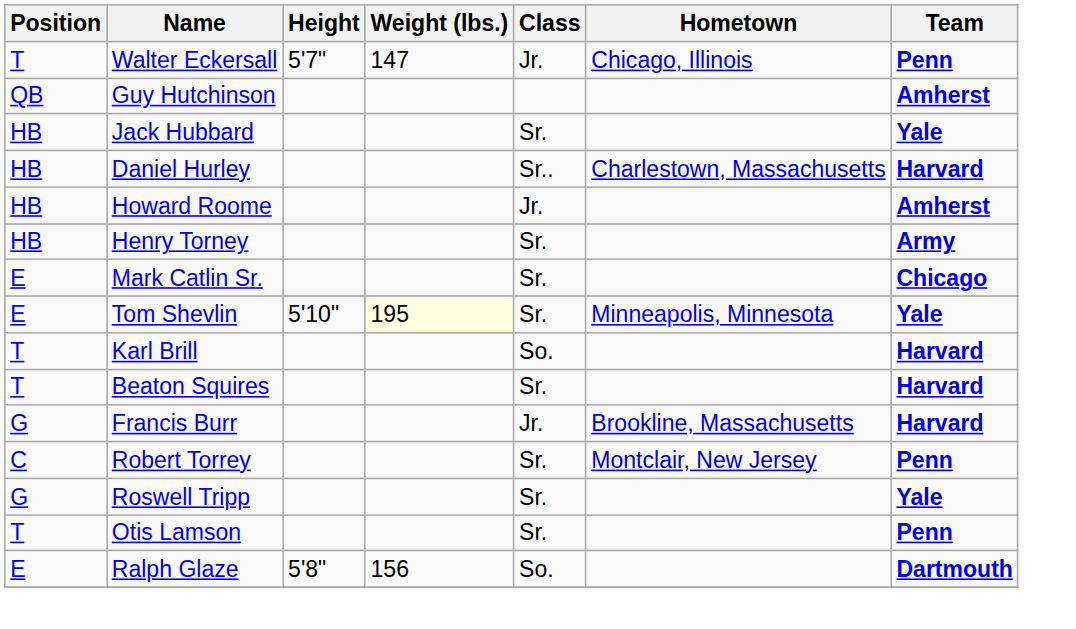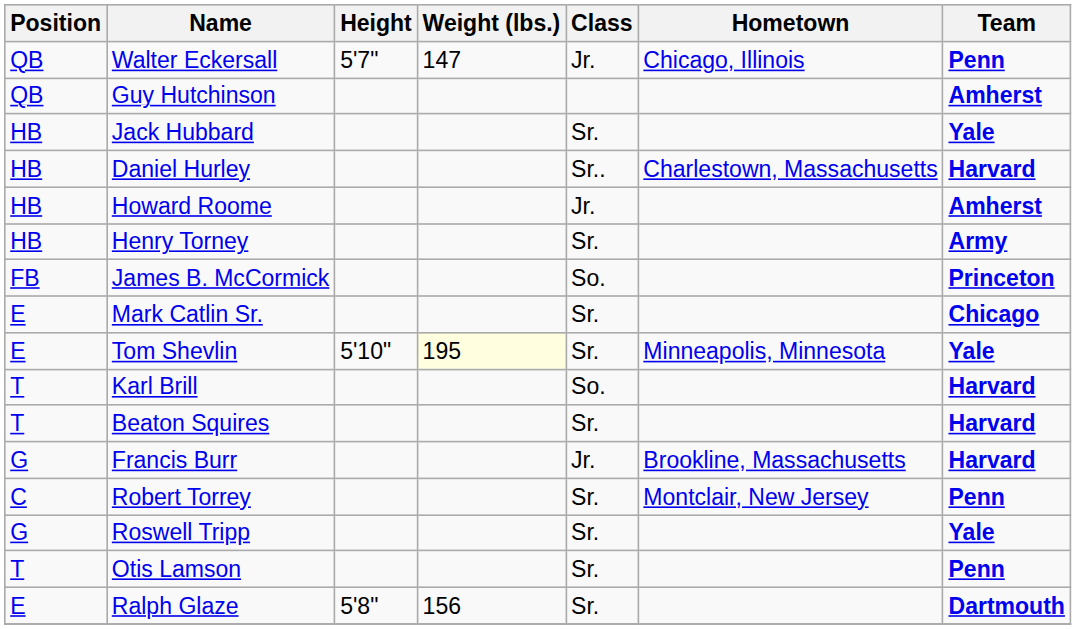(17, 60) T -> (27, 60) QB
+ row: (221, 278)
(536, 569) So. -> (585, 606) Sr.
